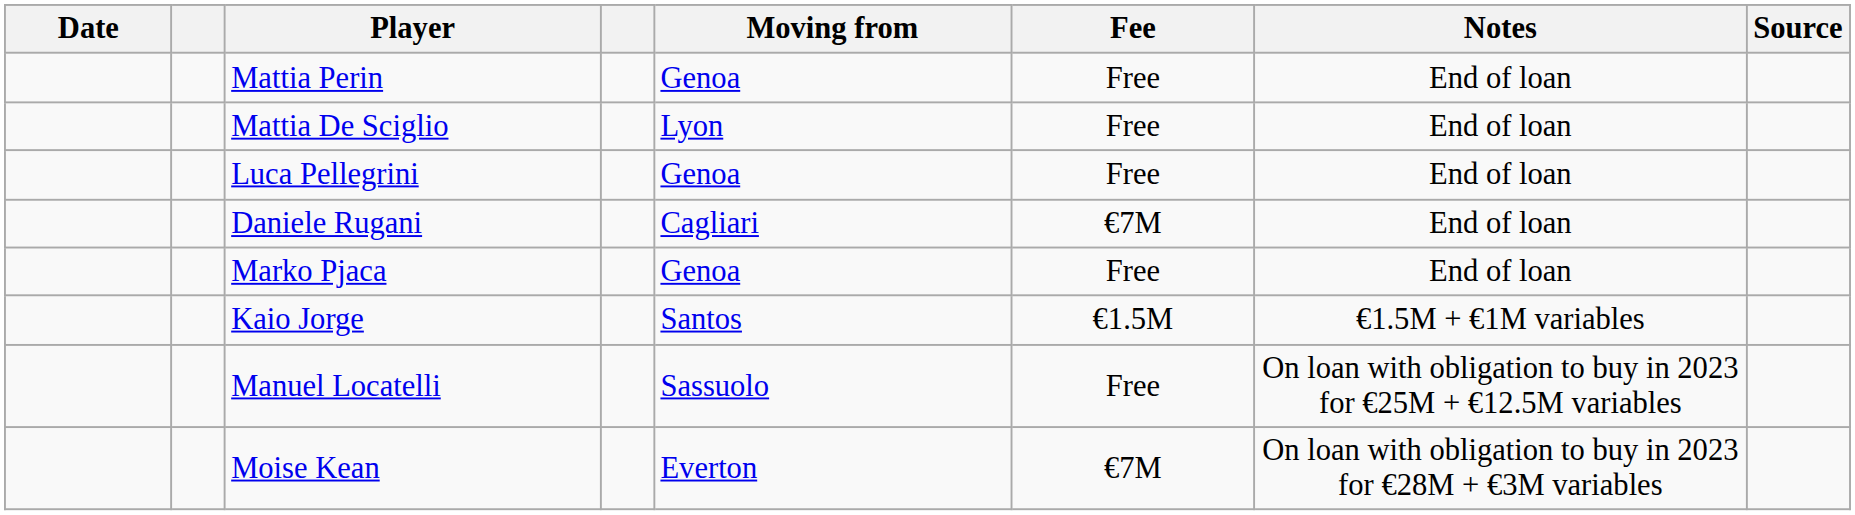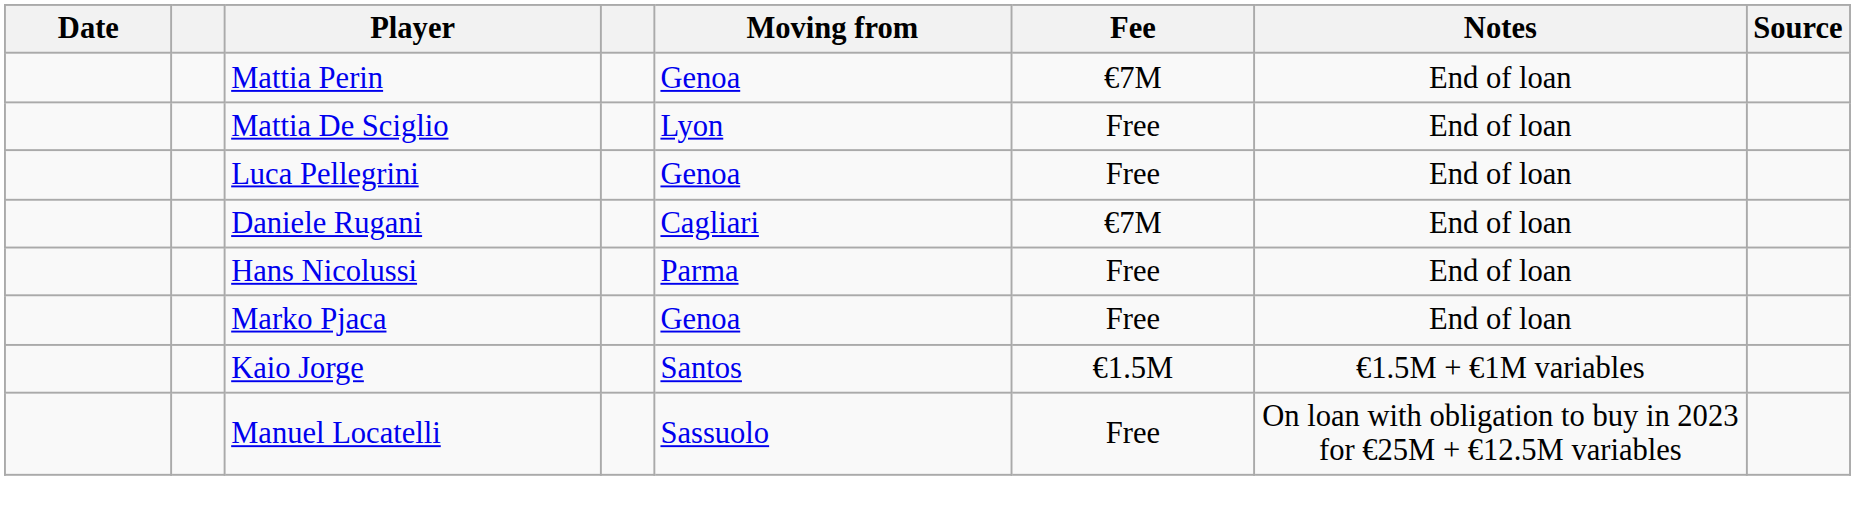(1133, 77) Free -> (1133, 77) €7M
+ row: (324, 271)
- row: (305, 468)
